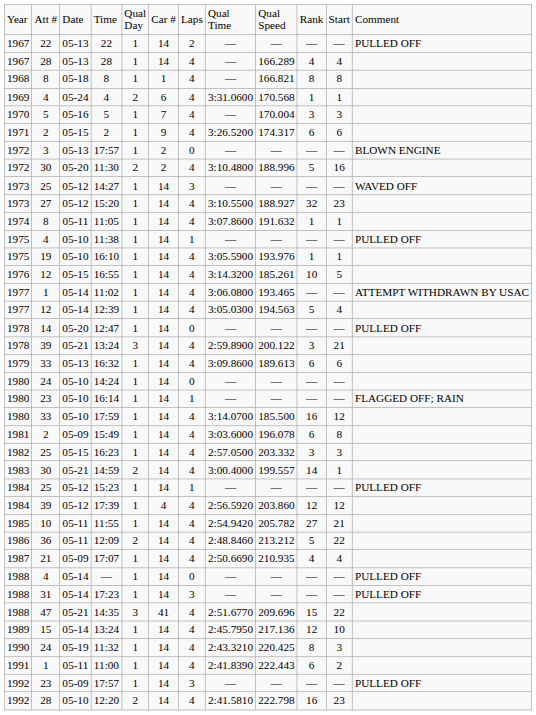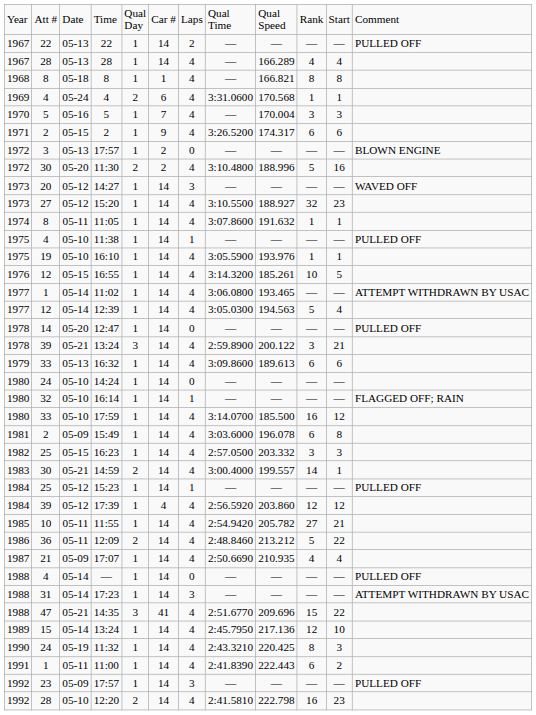(46, 185) 25 -> (46, 185) 20
(46, 398) 23 -> (46, 398) 32
(388, 594) PULLED OFF -> (442, 594) ATTEMPT WITHDRAWN BY USAC
